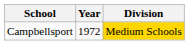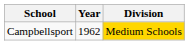(89, 31) 1972 -> (89, 31) 1962
